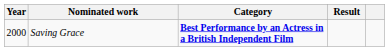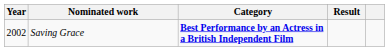(16, 33) 2000 -> (16, 33) 2002
